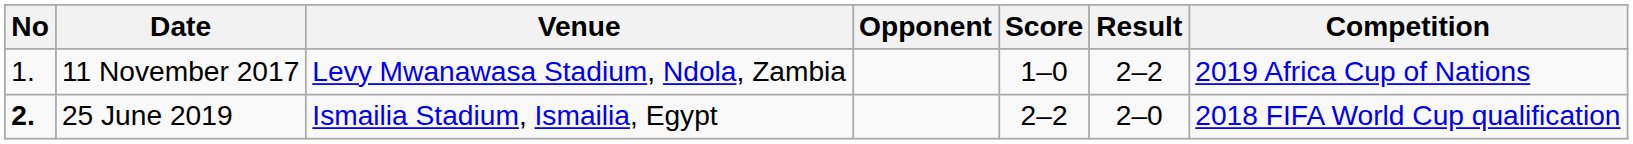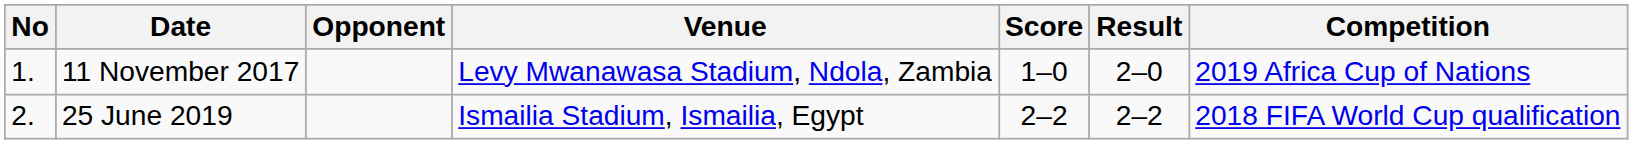columns swapped: (579, 26) <-> (926, 26)
(1139, 71) 2–2 -> (1139, 71) 2–0
(23, 116) bold -> (23, 116) normal
(1139, 116) 2–0 -> (1139, 116) 2–2
